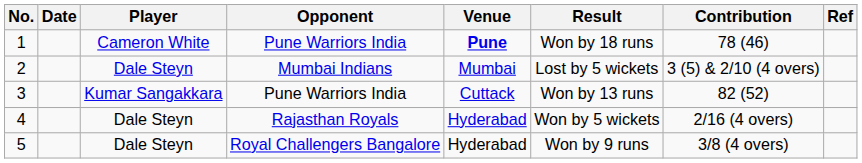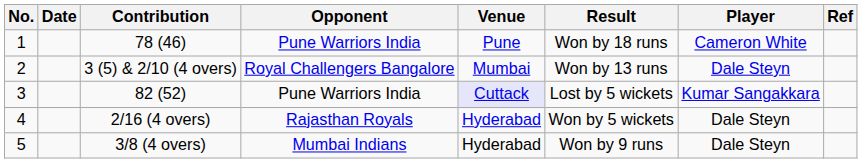columns swapped: (153, 17) <-> (743, 17)
(487, 42) bold -> (502, 42) normal
(335, 68) Mumbai Indians -> (349, 68) Royal Challengers Bangalore
(597, 68) Lost by 5 wickets -> (611, 68) Won by 13 runs
(487, 94) no background -> (502, 94) lavender background
(597, 94) Won by 13 runs -> (611, 94) Lost by 5 wickets
(335, 145) Royal Challengers Bangalore -> (349, 145) Mumbai Indians
